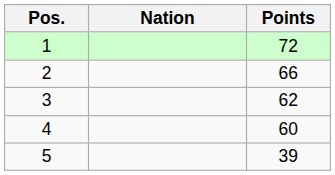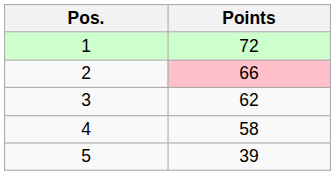- column: (168, 18)
(288, 73) no background -> (249, 73) pink background
(288, 128) 60 -> (249, 128) 58
